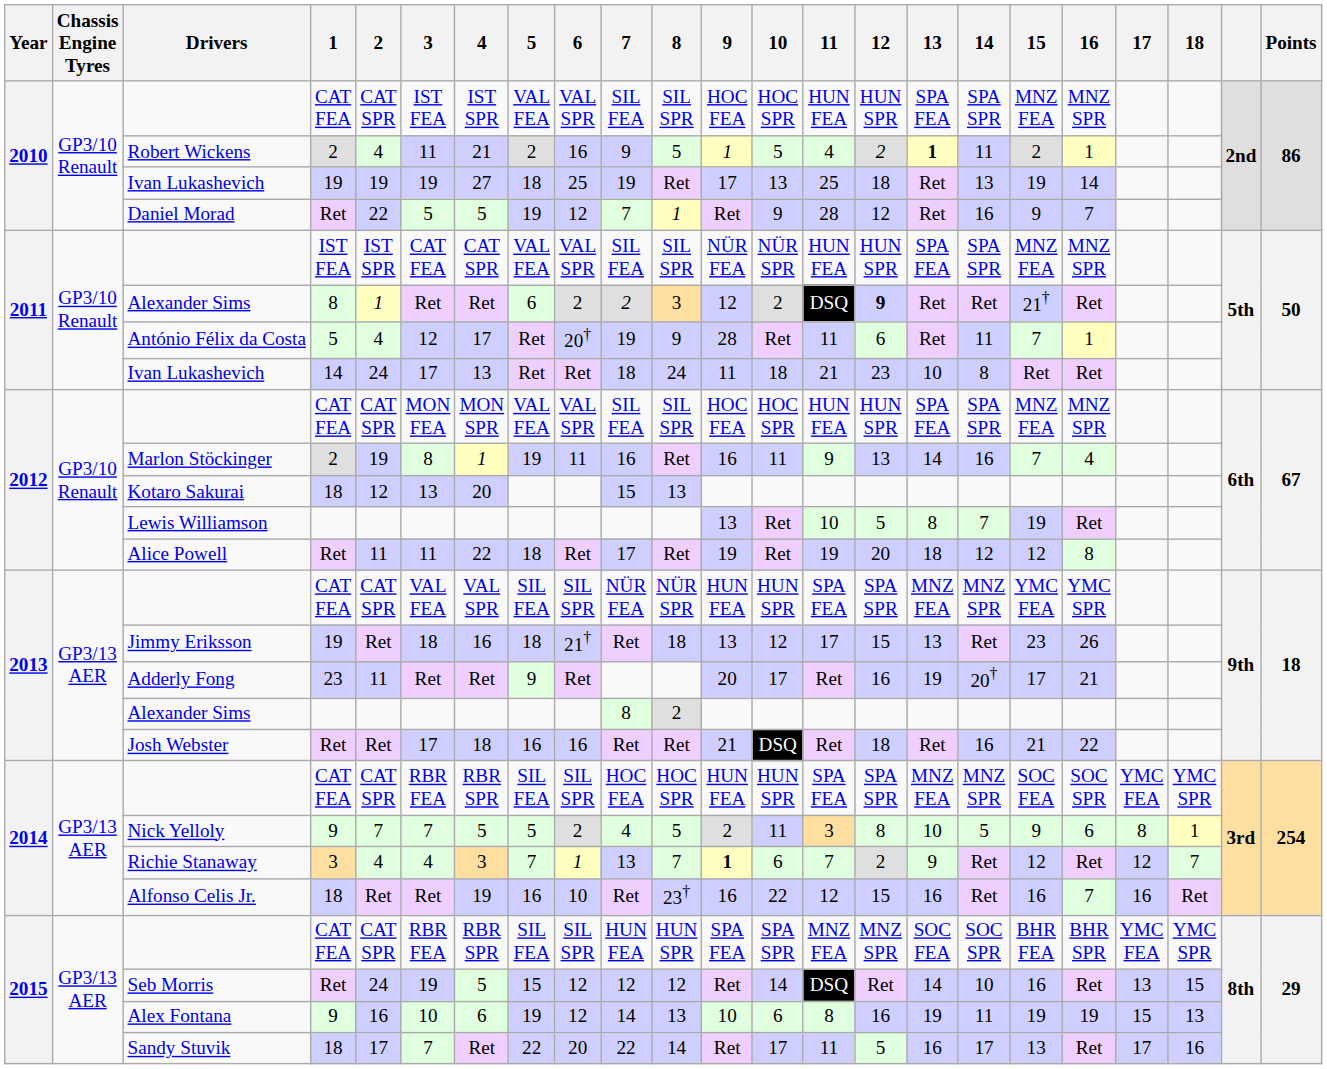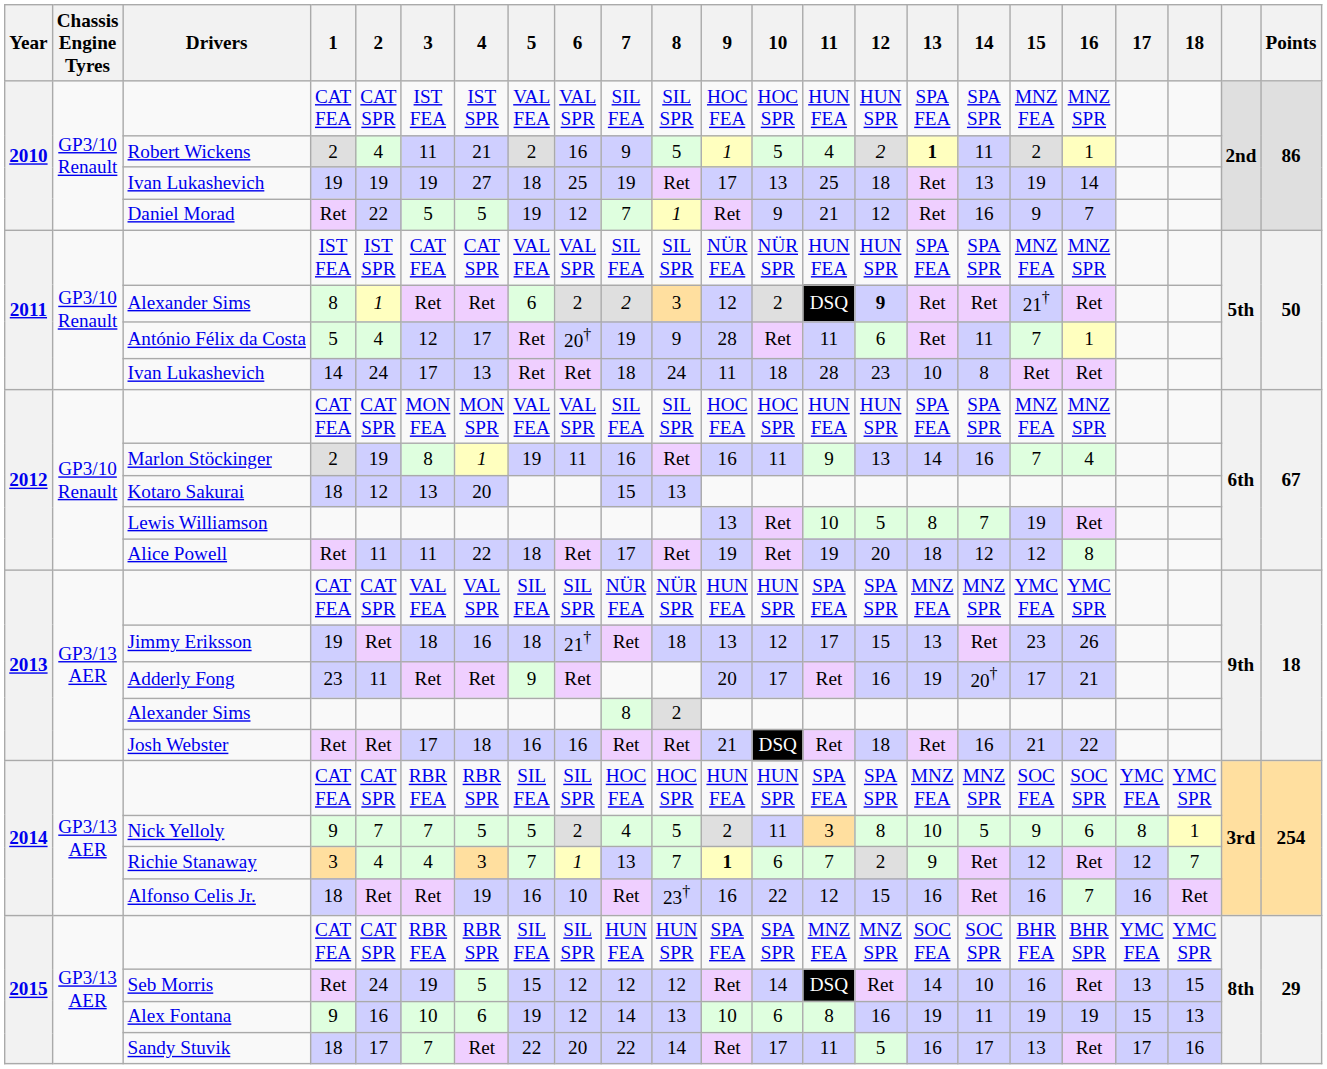(829, 214) 28 -> (829, 214) 21
(829, 373) 21 -> (829, 373) 28
